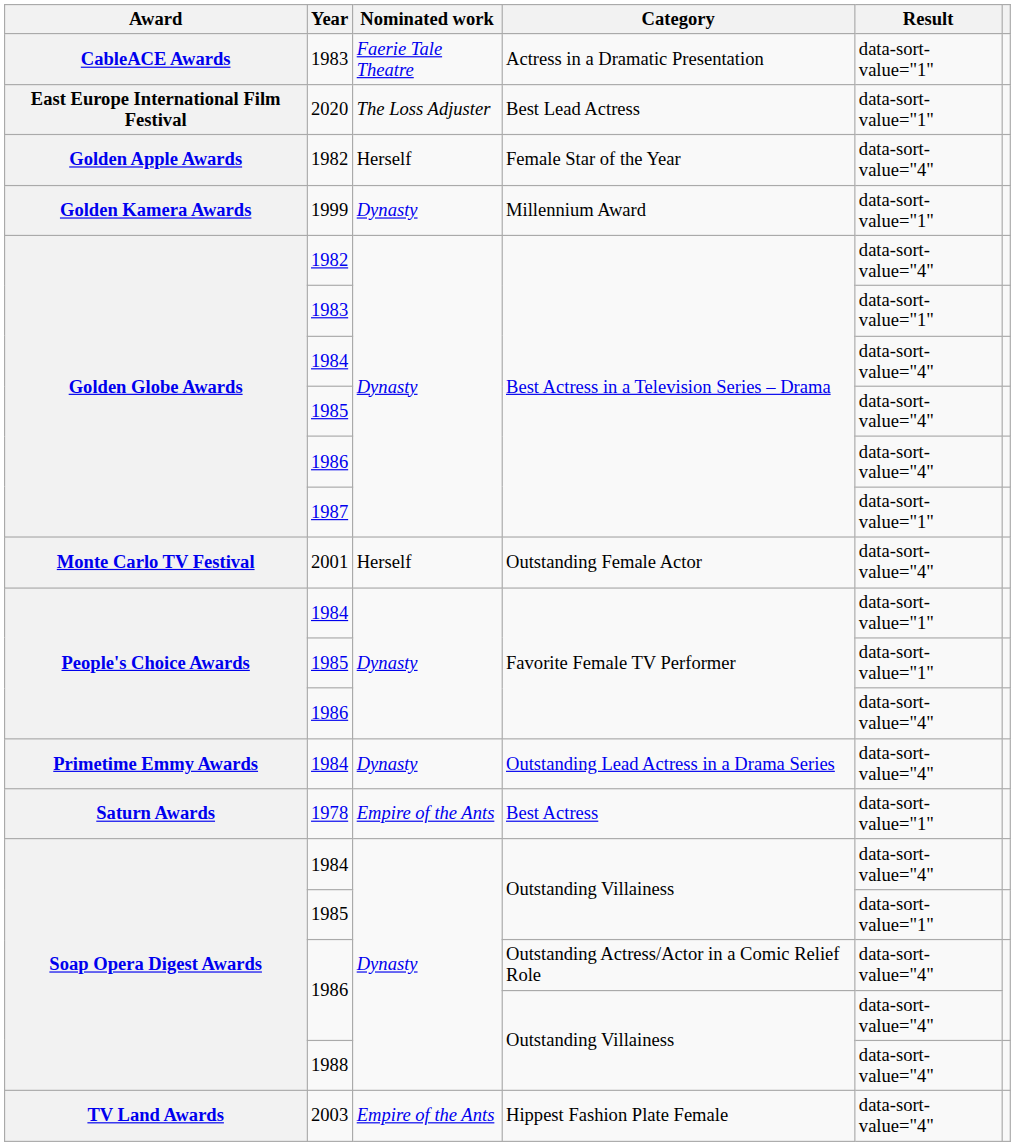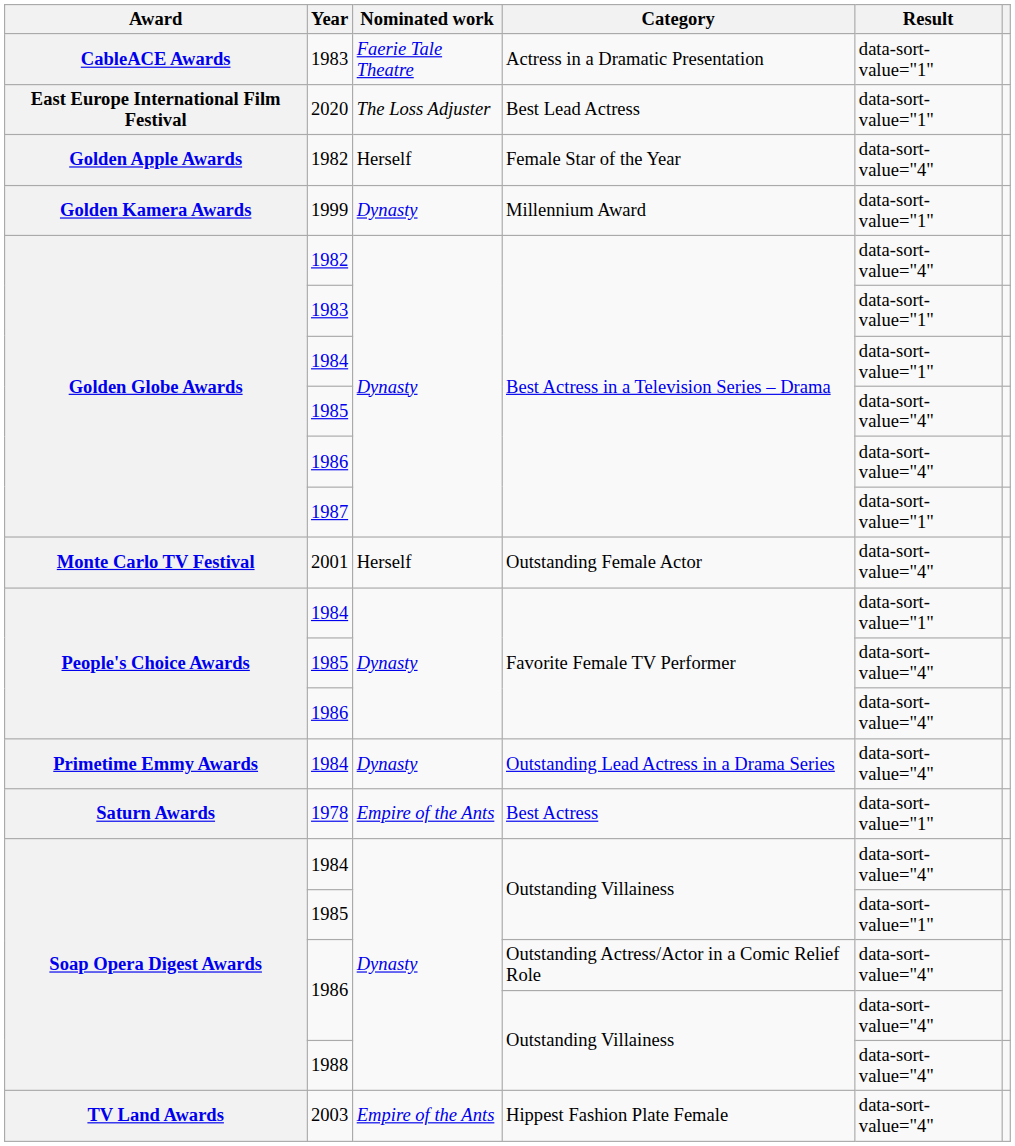(896, 360) data-sort-value="4" -> (896, 360) data-sort-value="1"
(896, 662) data-sort-value="1" -> (896, 662) data-sort-value="4"
